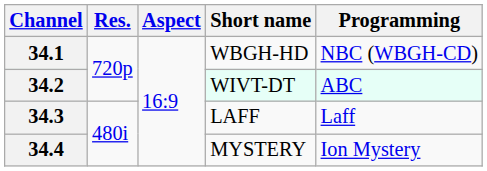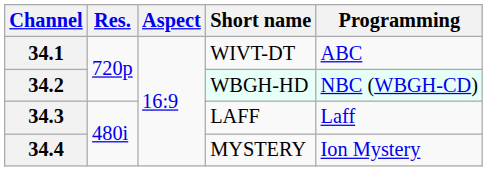(259, 52) WBGH-HD -> (253, 52) WIVT-DT
(399, 52) NBC (WBGH-CD) -> (341, 52) ABC
(253, 85) WIVT-DT -> (259, 85) WBGH-HD
(341, 85) ABC -> (399, 85) NBC (WBGH-CD)
